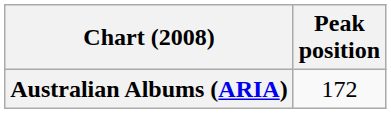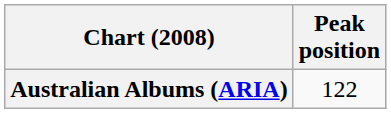(339, 88) 172 -> (339, 88) 122
